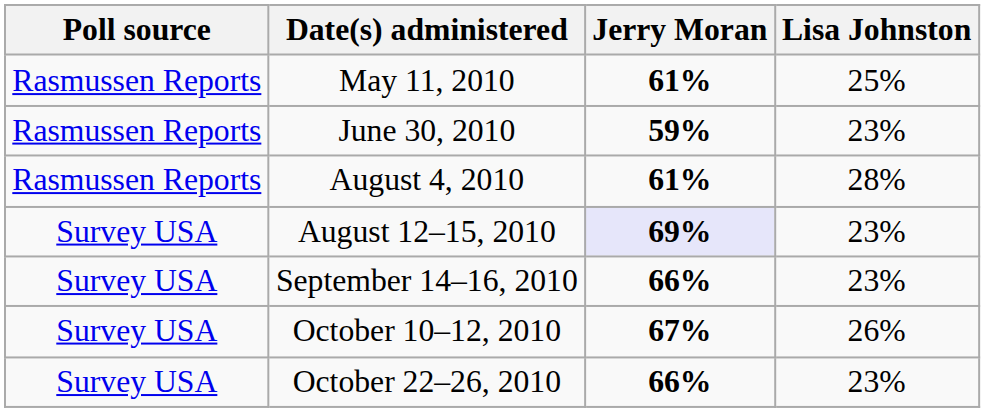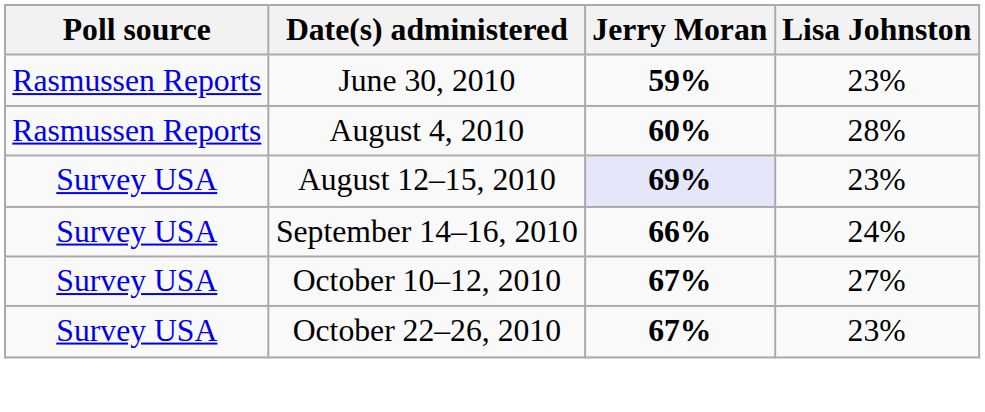- row: (427, 79)
(680, 180) 61% -> (680, 130) 60%
(877, 280) 23% -> (877, 230) 24%
(877, 331) 26% -> (877, 280) 27%
(680, 381) 66% -> (680, 331) 67%
